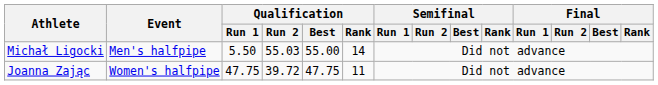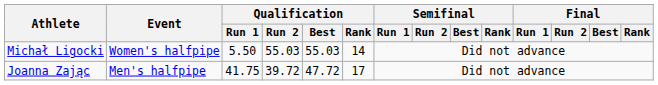(158, 51) Men's halfpipe -> (165, 51) Women's halfpipe
(323, 51) 55.00 -> (323, 51) 55.03
(165, 70) Women's halfpipe -> (158, 70) Men's halfpipe
(242, 70) 47.75 -> (242, 70) 41.75
(323, 70) 47.75 -> (323, 70) 47.72
(358, 70) 11 -> (358, 70) 17
